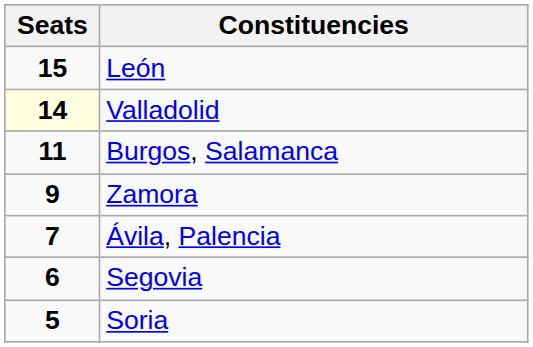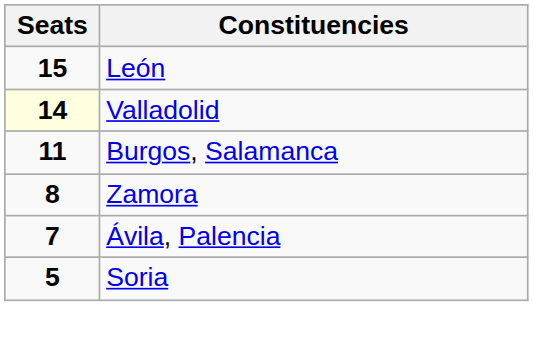(52, 194) 9 -> (52, 194) 8
- row: (154, 278)
